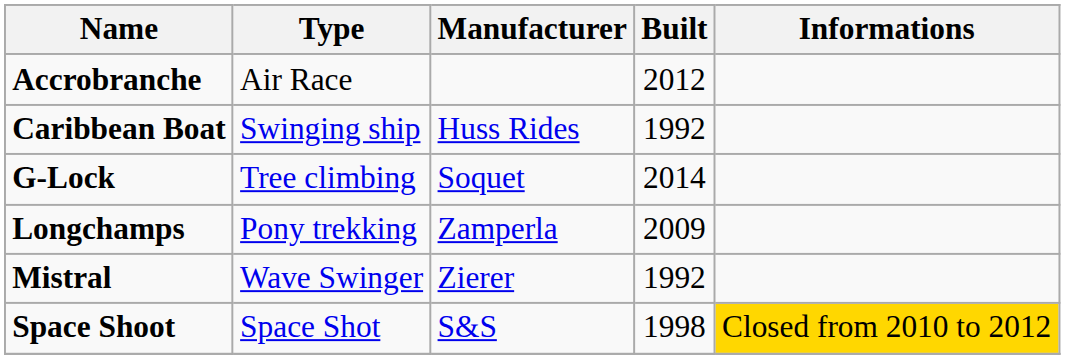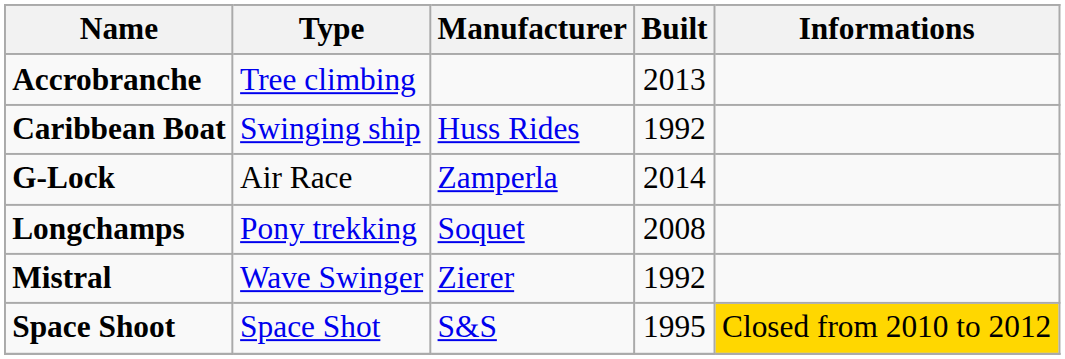(296, 79) Air Race -> (328, 79) Tree climbing
(674, 79) 2012 -> (674, 79) 2013
(328, 178) Tree climbing -> (296, 178) Air Race
(481, 178) Soquet -> (498, 178) Zamperla
(498, 228) Zamperla -> (481, 228) Soquet
(674, 228) 2009 -> (674, 228) 2008
(674, 327) 1998 -> (674, 327) 1995
